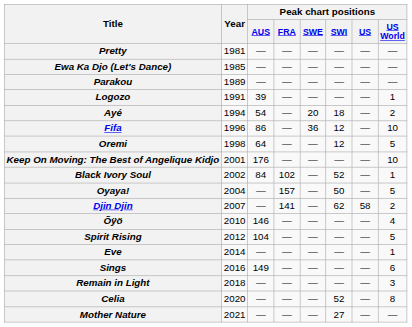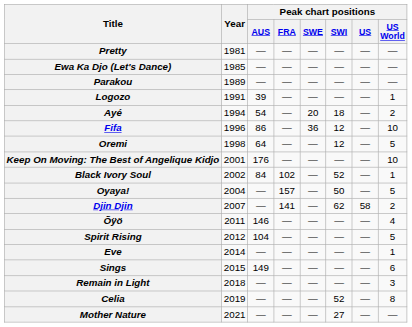(235, 221) 2010 -> (235, 221) 2011
(235, 268) 2016 -> (235, 268) 2015
(235, 299) 2020 -> (235, 299) 2019
